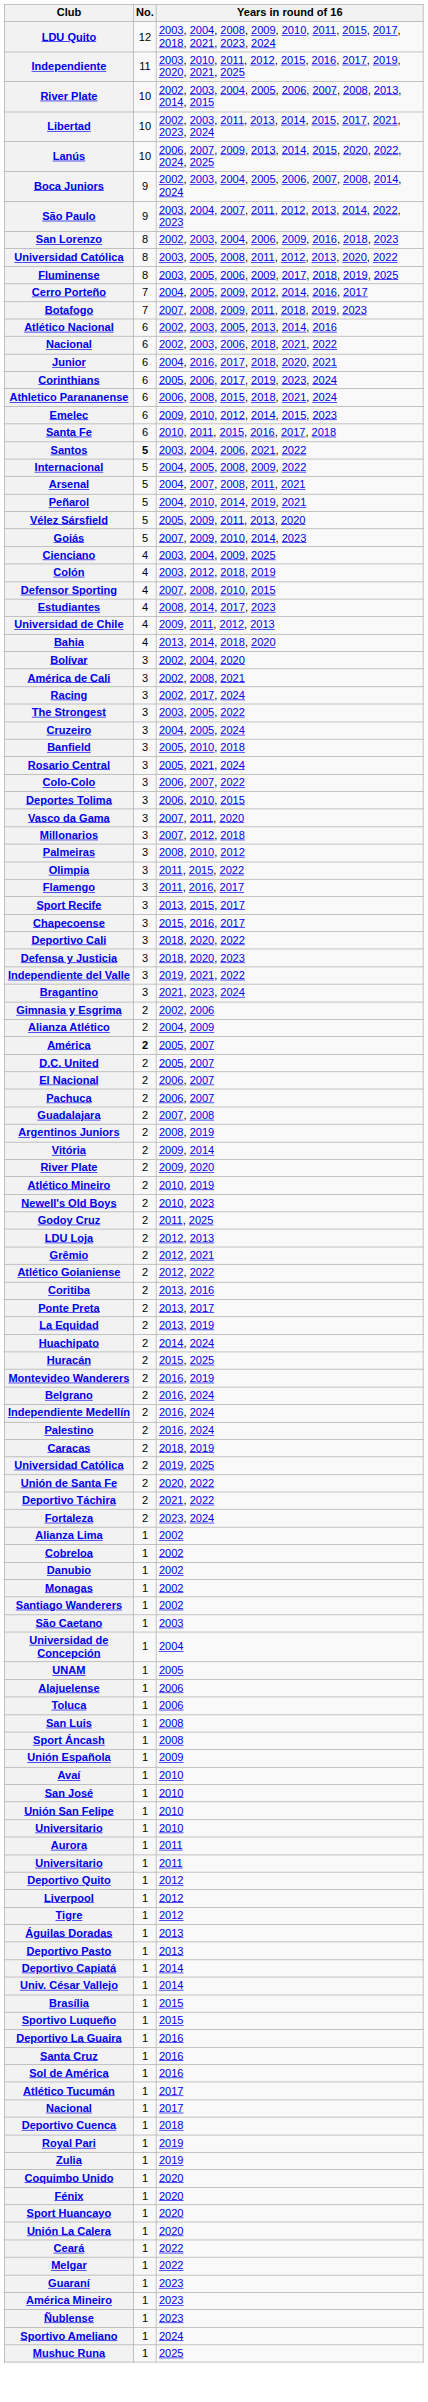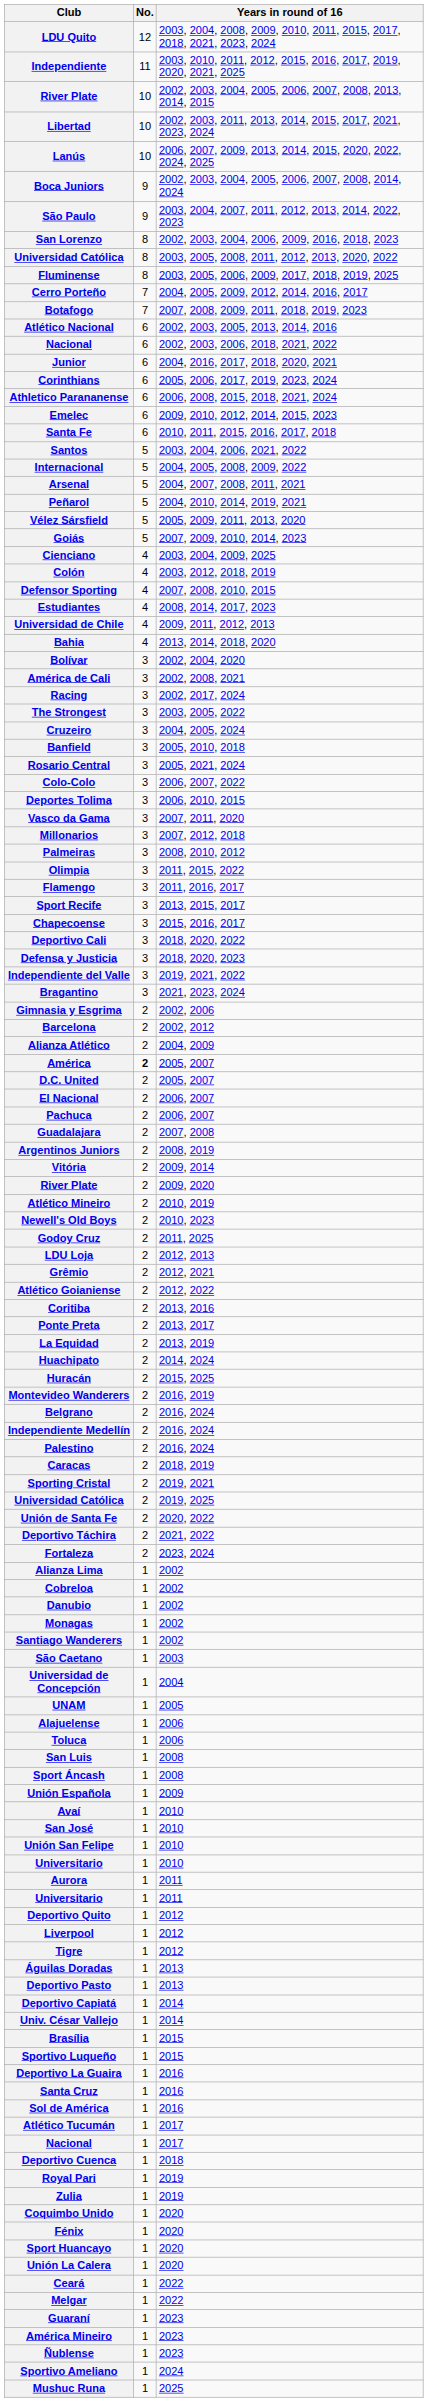(145, 450) bold -> (145, 450) normal
+ row: (69, 1028)
+ row: (69, 1483)
